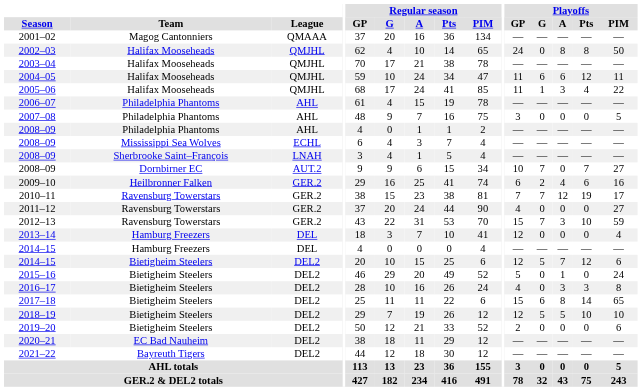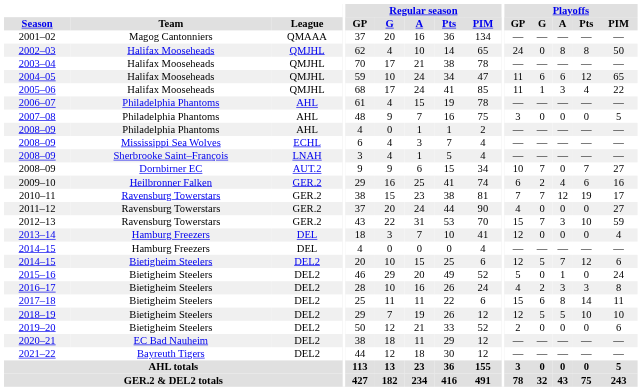(619, 76) 11 -> (619, 76) 65
(542, 287) 0 -> (542, 287) 2
(619, 301) 65 -> (619, 301) 11
